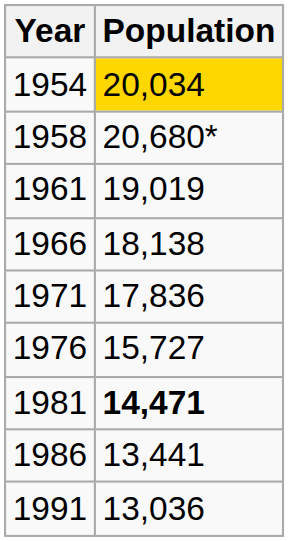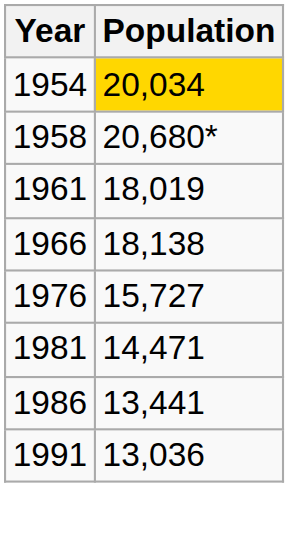(154, 190) 19,019 -> (154, 190) 18,019
- row: (50, 296)
(154, 402) bold -> (154, 349) normal
